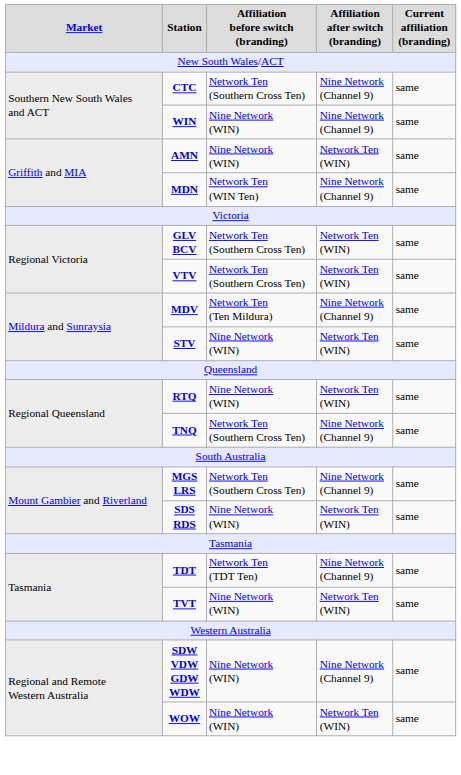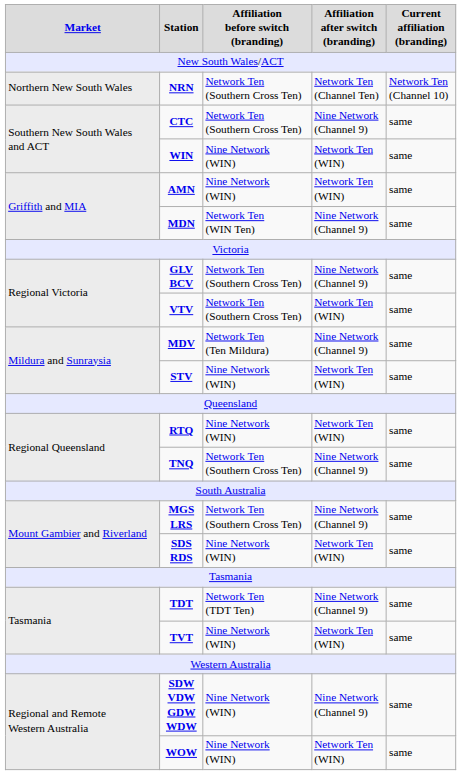+ row: (181, 88)
(352, 122) Nine Network (Channel 9) -> (344, 155) Network Ten (WIN)
(349, 242) Network Ten (WIN) -> (346, 276) Nine Network (Channel 9)
